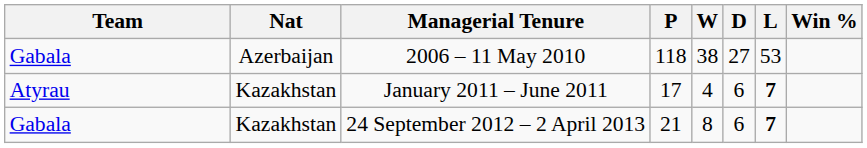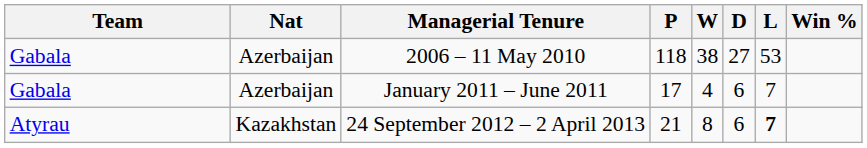(40, 90) Atyrau -> (40, 90) Gabala
(286, 90) Kazakhstan -> (286, 90) Azerbaijan
(771, 90) bold -> (771, 90) normal
(40, 124) Gabala -> (40, 124) Atyrau
